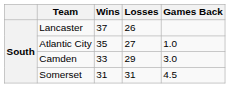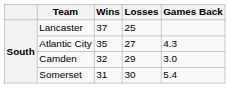(130, 28) 26 -> (130, 28) 25
(170, 43) 1.0 -> (170, 43) 4.3
(102, 59) 33 -> (102, 59) 32
(130, 75) 31 -> (130, 75) 30
(170, 75) 4.5 -> (170, 75) 5.4
